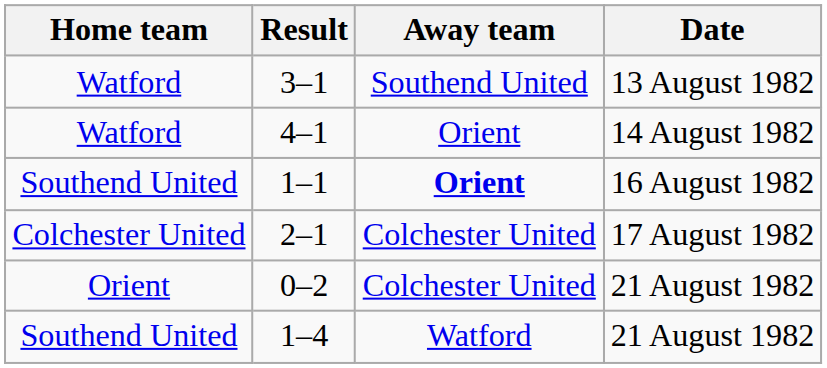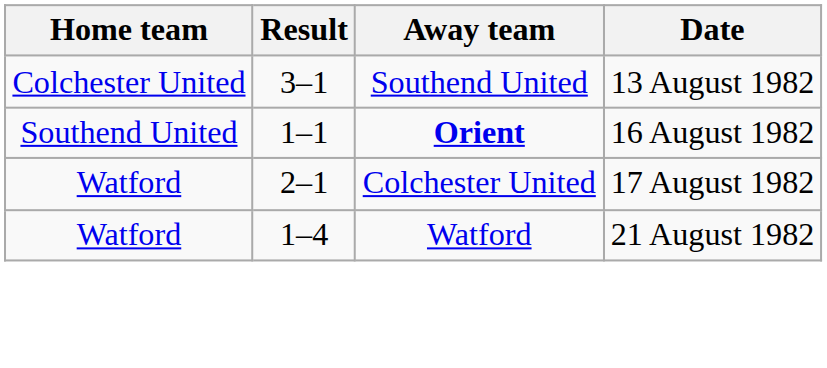(129, 81) Watford -> (129, 81) Colchester United
- row: (304, 132)
(129, 234) Colchester United -> (129, 183) Watford
- row: (304, 285)
(129, 336) Southend United -> (129, 234) Watford
